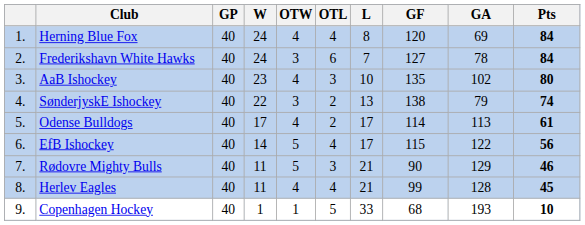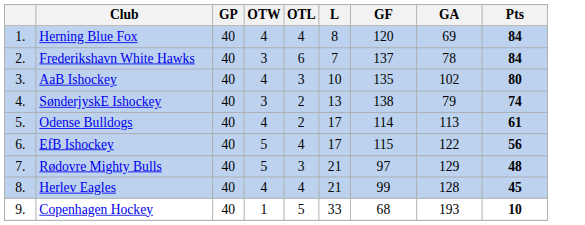- column: (260, 15)
(415, 58) 127 -> (383, 58) 137
(415, 166) 90 -> (383, 166) 97
(547, 166) 46 -> (515, 166) 48
